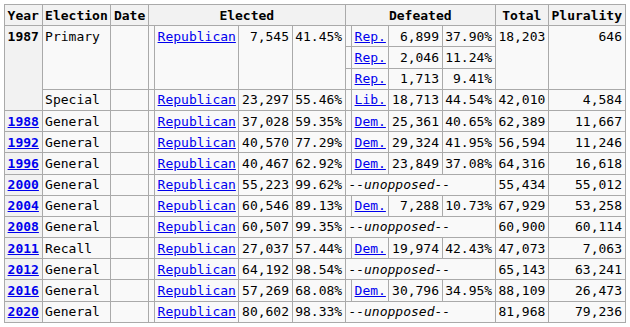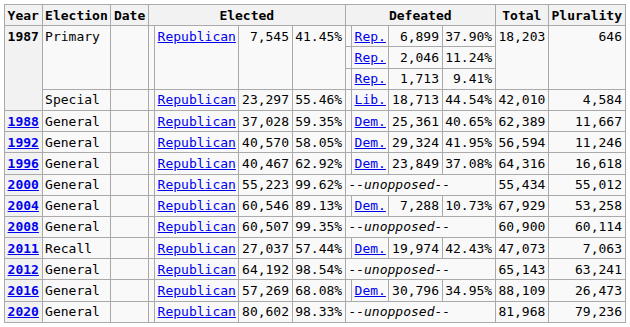(319, 142) 77.29% -> (319, 142) 58.05%
